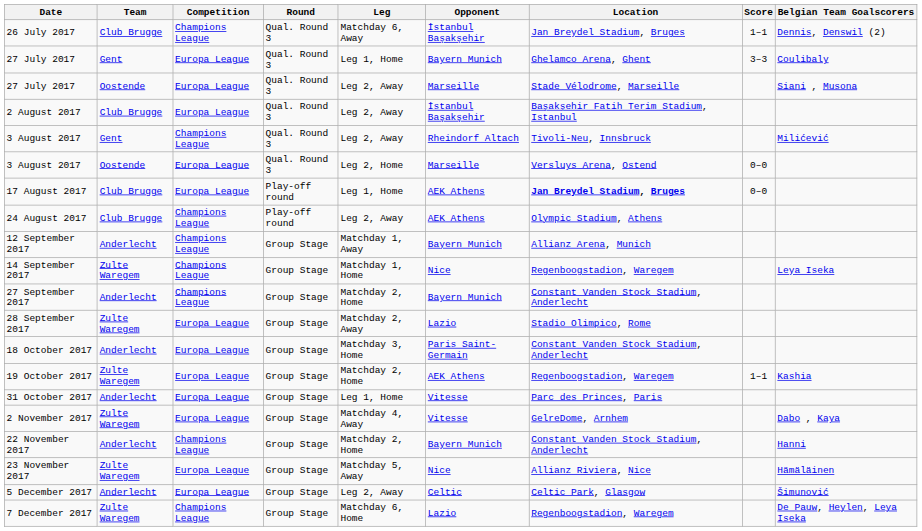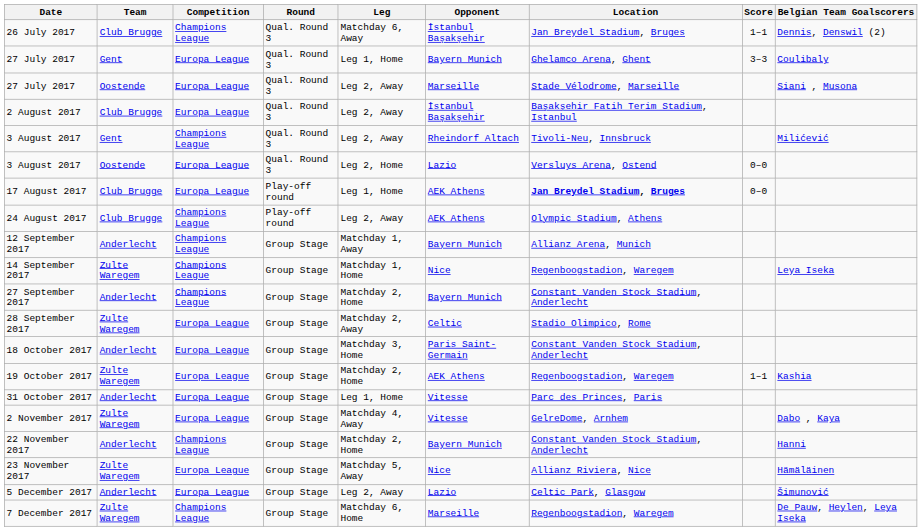(453, 165) Marseille -> (442, 165) Lazio
(442, 324) Lazio -> (445, 324) Celtic
(445, 492) Celtic -> (442, 492) Lazio
(442, 513) Lazio -> (453, 513) Marseille
